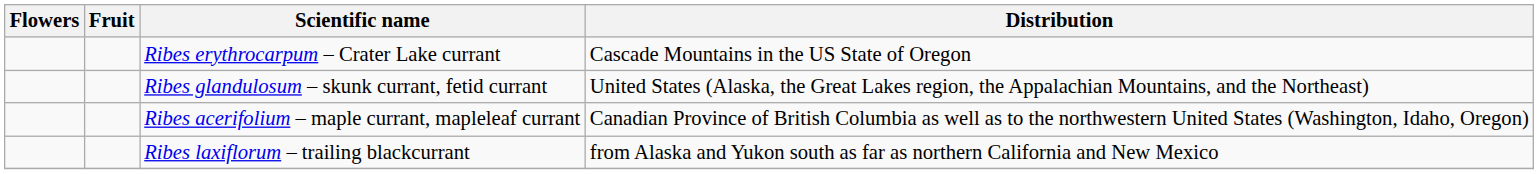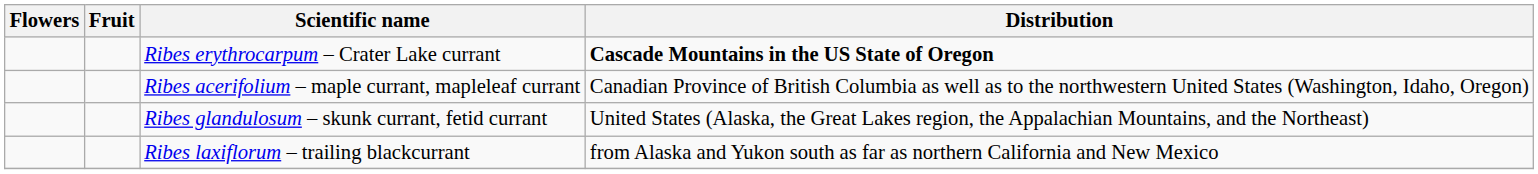(780, 53) normal -> (792, 53) bold
rows swapped: (362, 119) <-> (346, 86)
